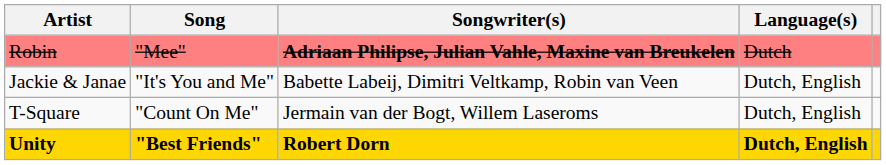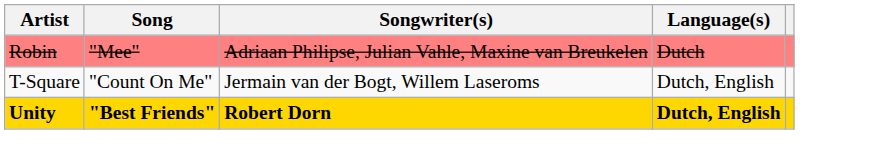(509, 50) bold -> (436, 50) normal
- row: (68, 81)
